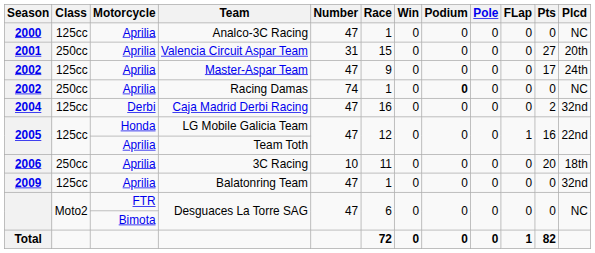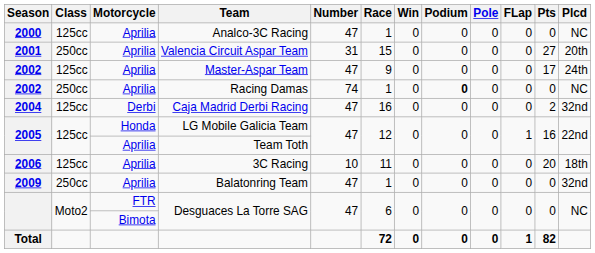(72, 164) 250cc -> (72, 164) 125cc
(72, 182) 125cc -> (72, 182) 250cc
